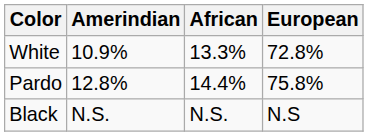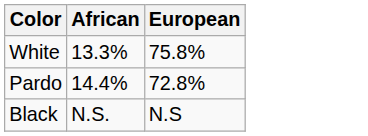- column: (126, 20)
(295, 51) 72.8% -> (177, 51) 75.8%
(295, 83) 75.8% -> (177, 83) 72.8%
